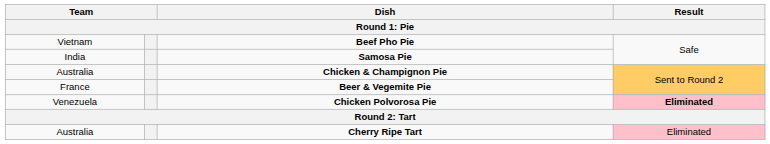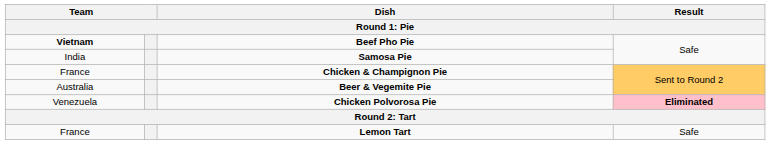(75, 42) normal -> (75, 42) bold
(75, 72) Australia -> (75, 72) France
(75, 87) France -> (75, 87) Australia
+ row: (385, 132)
- row: (385, 132)
